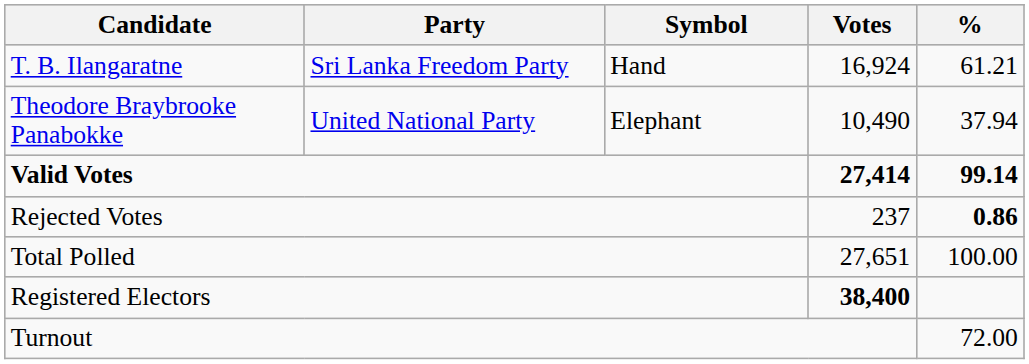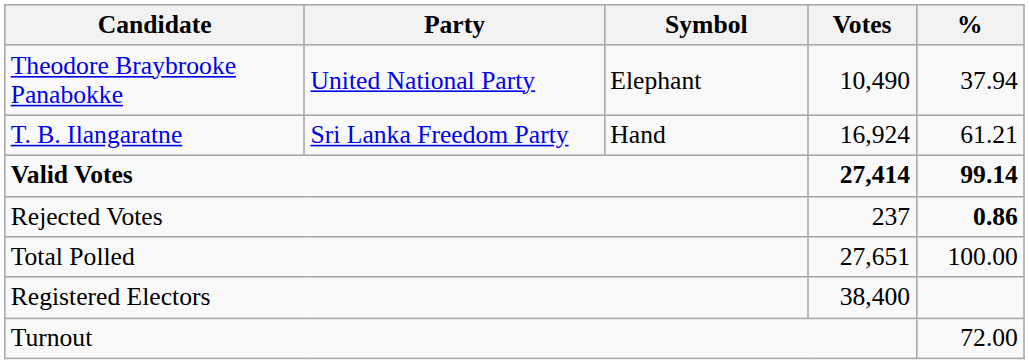rows swapped: (96, 65) <-> (123, 120)
(875, 297) bold -> (875, 297) normal
